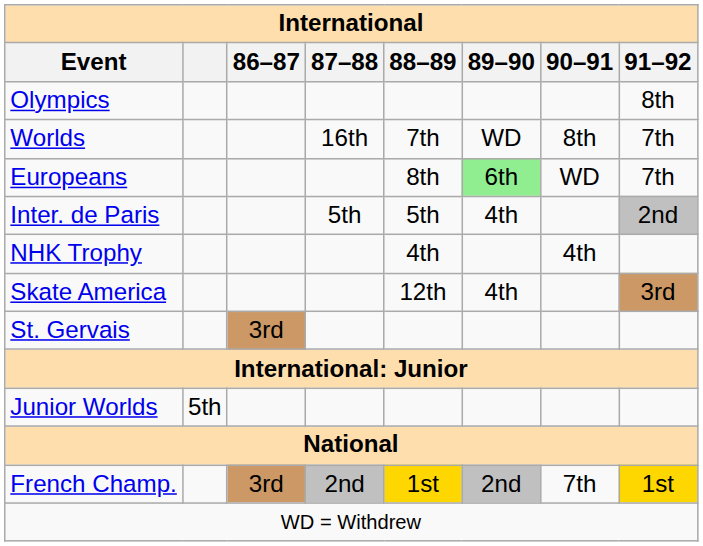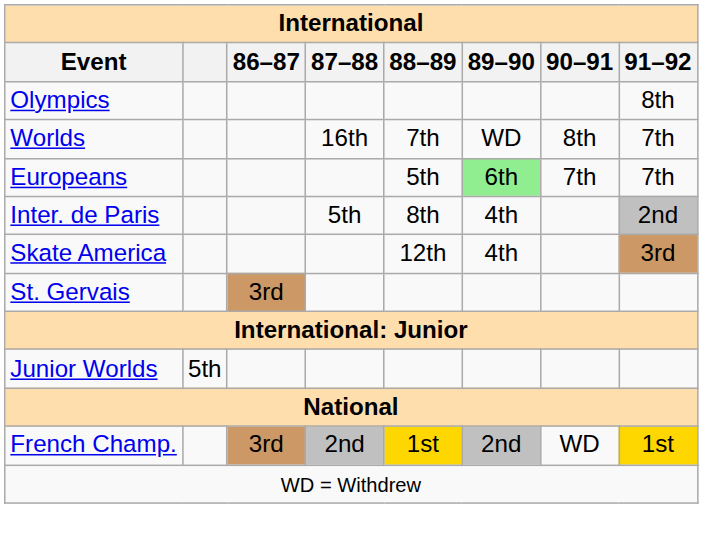(423, 176) 8th -> (423, 176) 5th
(580, 176) WD -> (580, 176) 7th
(423, 215) 5th -> (423, 215) 8th
- row: (76, 253)
(580, 483) 7th -> (580, 445) WD
